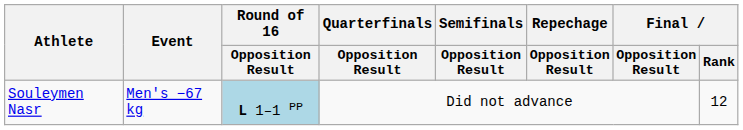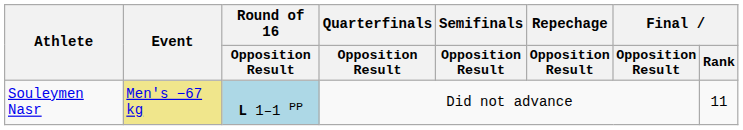(164, 102) no background -> (164, 102) khaki background
(719, 102) 12 -> (719, 102) 11
